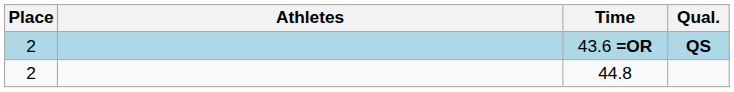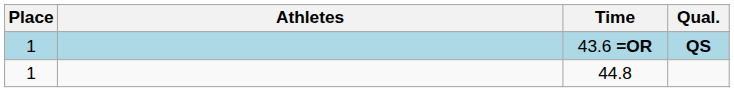(31, 45) 2 -> (31, 45) 1
(31, 73) 2 -> (31, 73) 1
